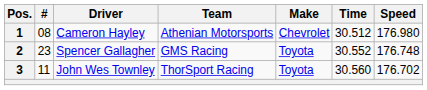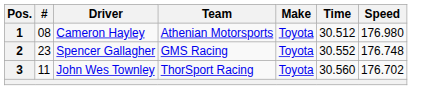(304, 33) Chevrolet -> (296, 33) Toyota
